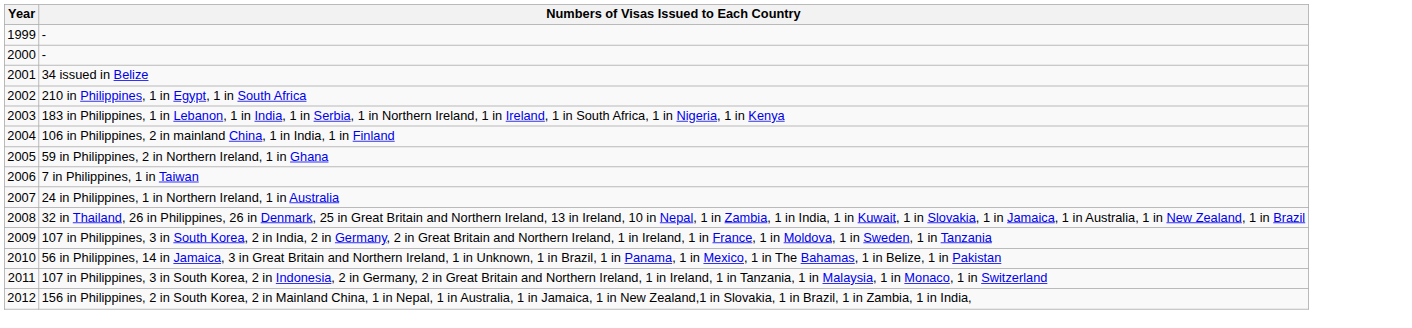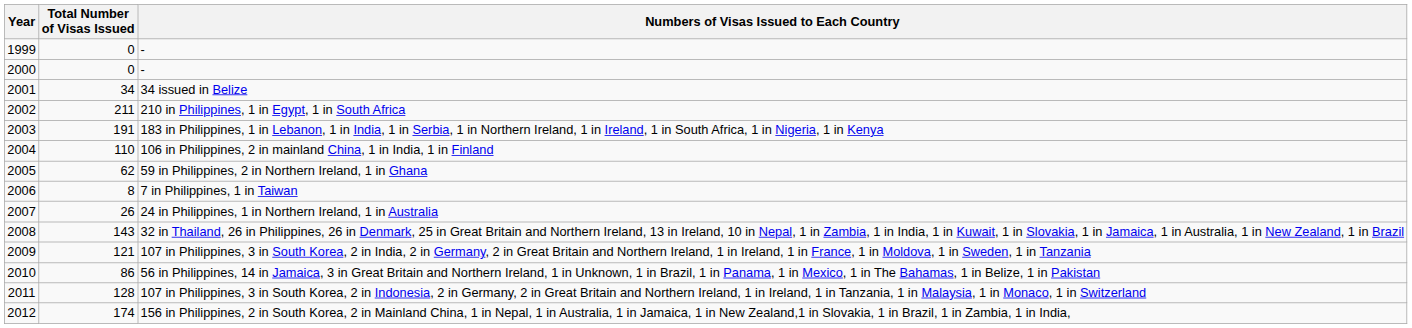+ column: (88, 21)
